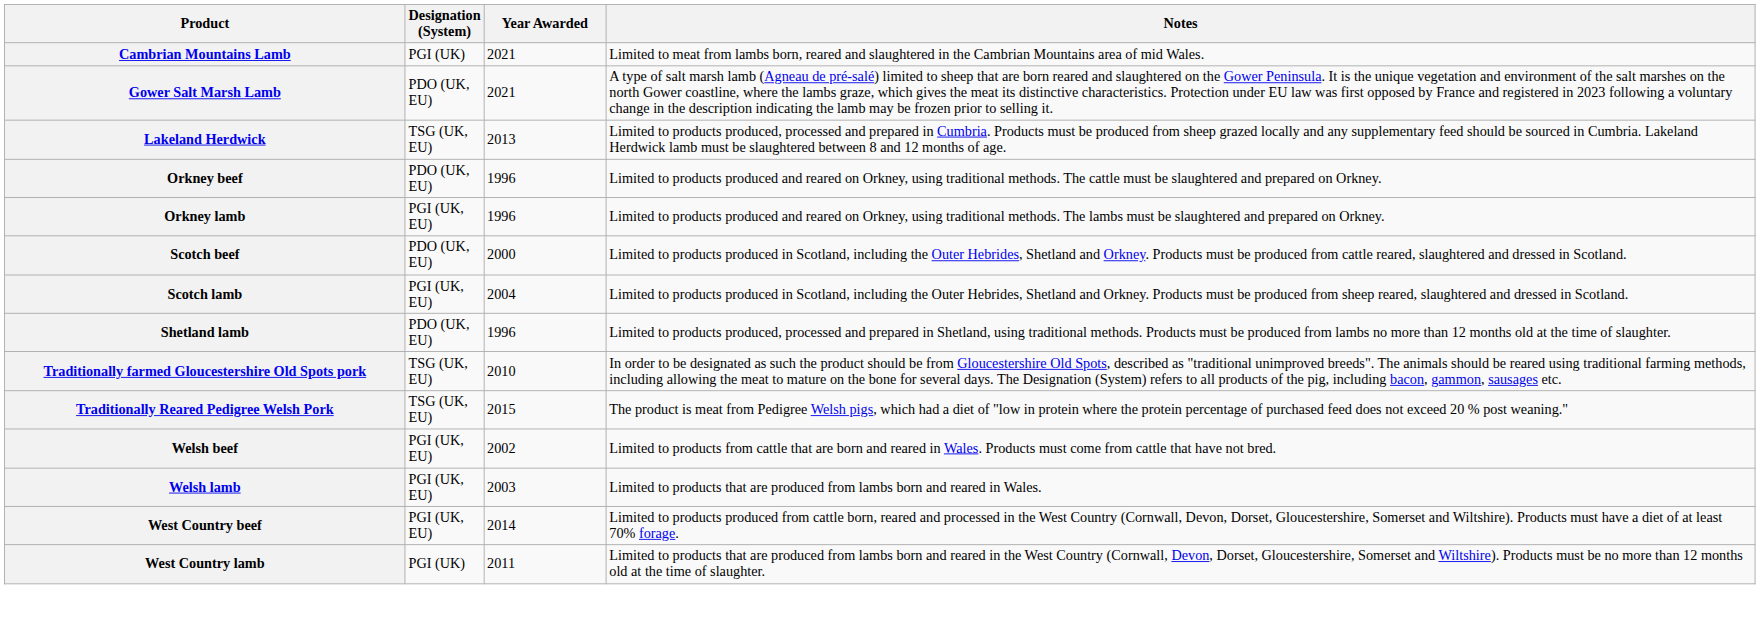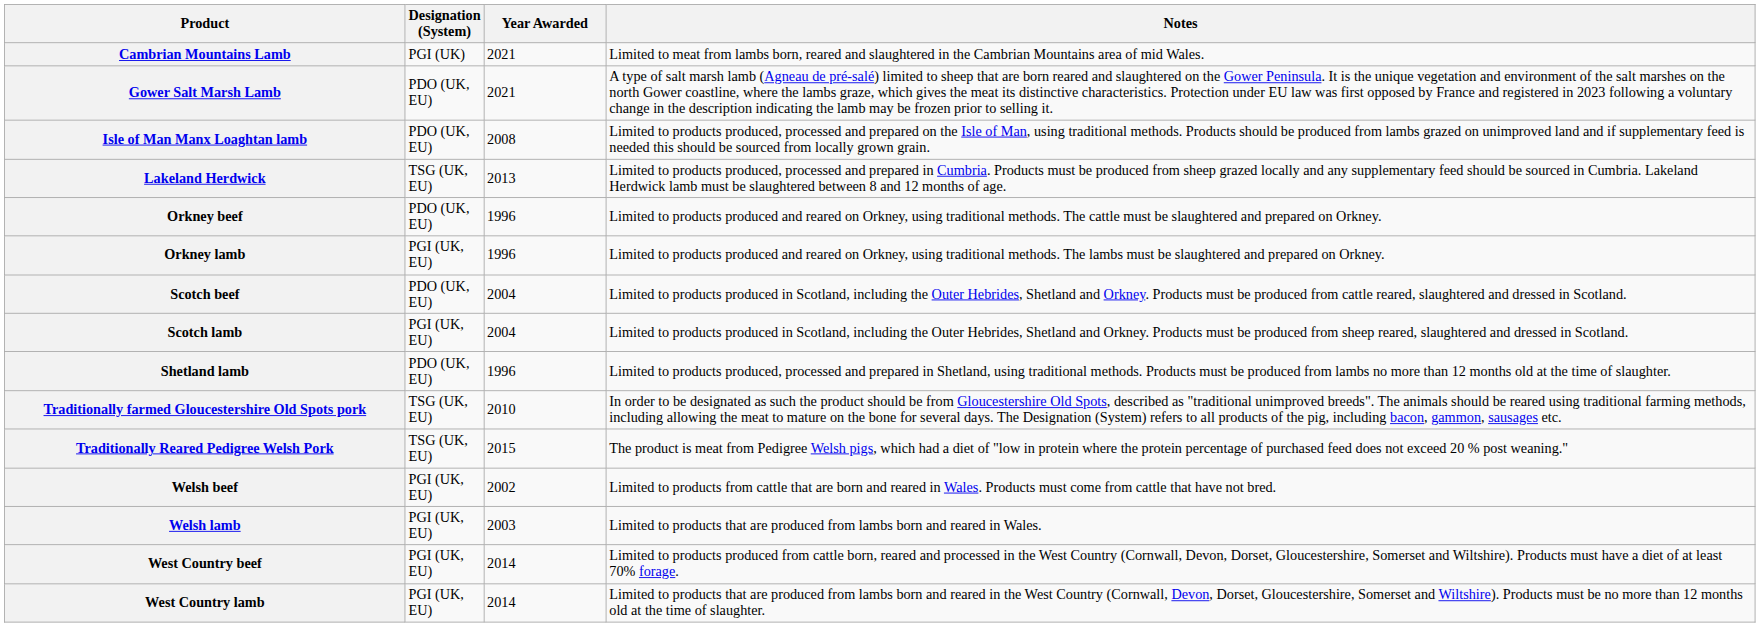+ row: (205, 139)
(501, 255) 2000 -> (501, 294) 2004
(437, 564) PGI (UK) -> (436, 602) PGI (UK, EU)
(501, 564) 2011 -> (501, 602) 2014
